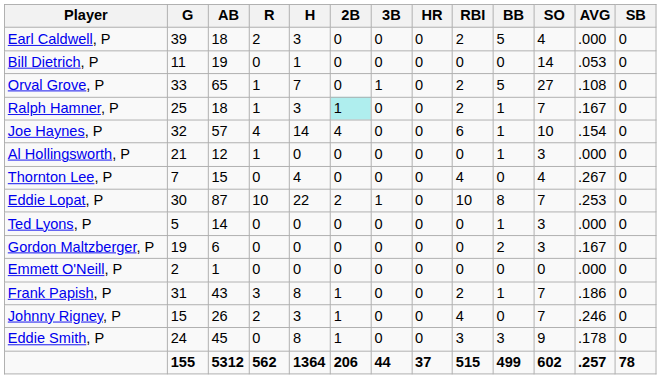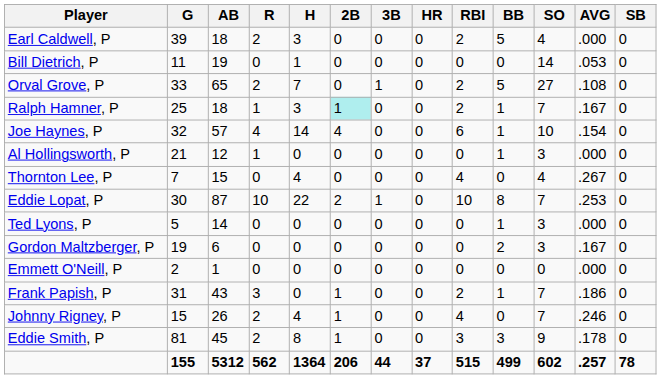(256, 85) 1 -> (256, 85) 2
(297, 293) 8 -> (297, 293) 0
(297, 316) 3 -> (297, 316) 4
(179, 339) 24 -> (179, 339) 81
(256, 339) 0 -> (256, 339) 2
